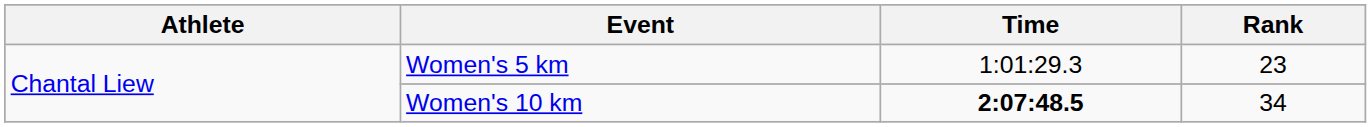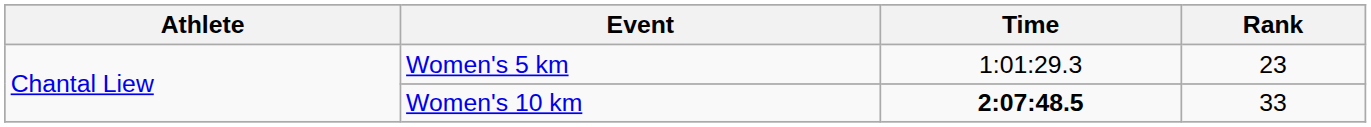(1273, 103) 34 -> (1273, 103) 33
